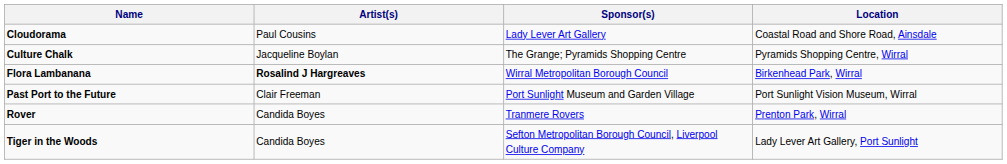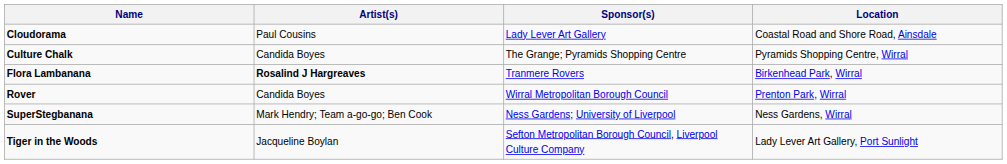(297, 54) Jacqueline Boylan -> (291, 54) Candida Boyes
(587, 74) Wirral Metropolitan Borough Council -> (545, 74) Tranmere Rovers
- row: (61, 94)
(545, 114) Tranmere Rovers -> (587, 94) Wirral Metropolitan Borough Council
+ row: (50, 114)
(291, 142) Candida Boyes -> (297, 142) Jacqueline Boylan
